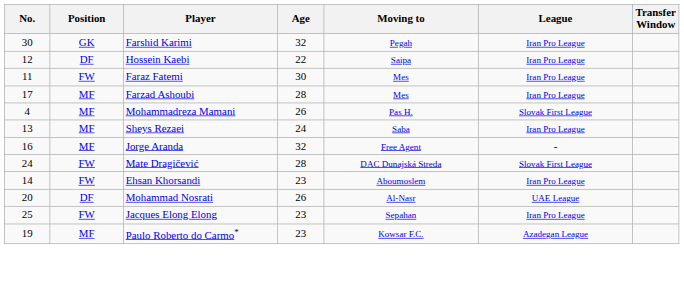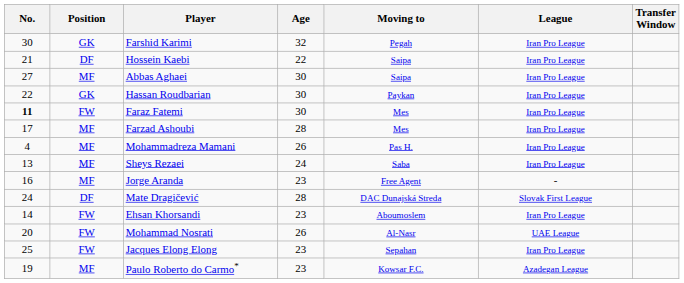(27, 59) 12 -> (27, 59) 21
+ row: (156, 77)
+ row: (168, 94)
(27, 77) normal -> (27, 111) bold
(556, 112) Slovak First League -> (556, 146) Iran Pro League
(301, 146) 32 -> (301, 180) 23
(87, 163) FW -> (87, 197) DF
(87, 197) DF -> (87, 232) FW
